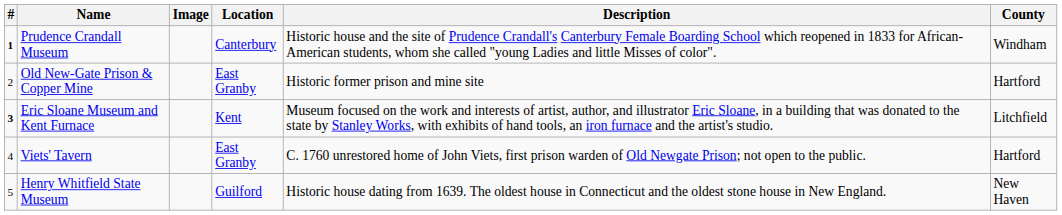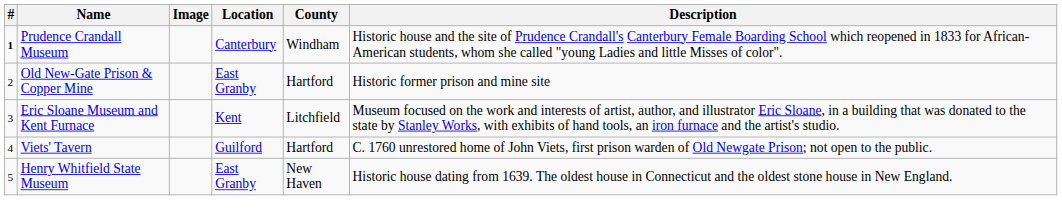columns swapped: (1023, 15) <-> (637, 15)
(10, 118) bold -> (10, 119) normal
(236, 155) East Granby -> (239, 147) Guilford
(239, 191) Guilford -> (236, 176) East Granby
